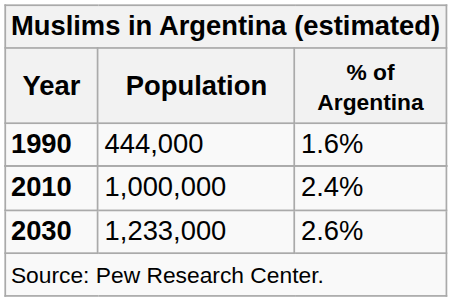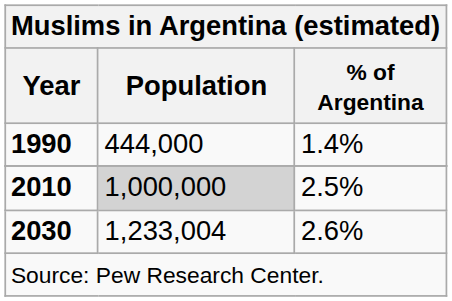(332, 144) 1.6% -> (332, 144) 1.4%
(165, 187) no background -> (165, 187) lightgrey background
(332, 187) 2.4% -> (332, 187) 2.5%
(165, 230) 1,233,000 -> (165, 230) 1,233,004
